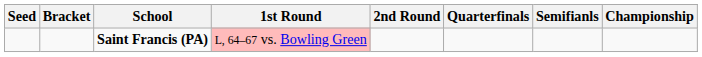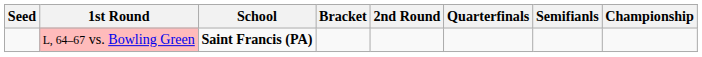columns swapped: (67, 16) <-> (291, 16)
